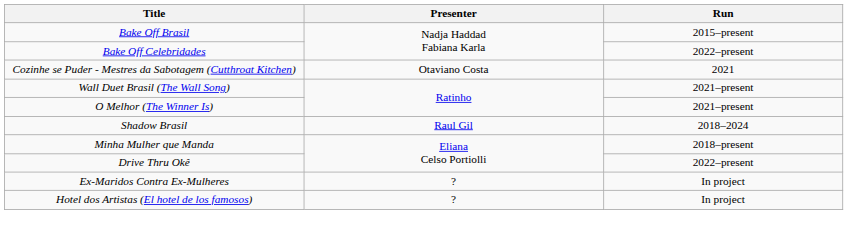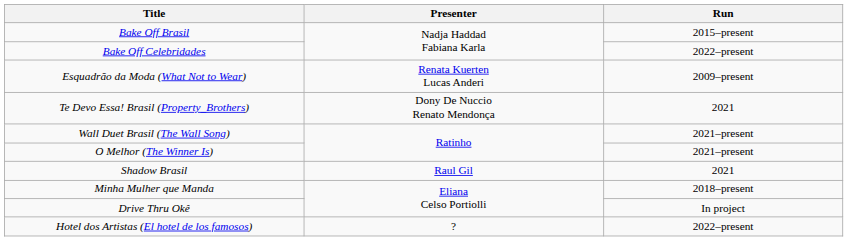+ row: (154, 75)
- row: (154, 69)
+ row: (154, 107)
(723, 125) 2018–2024 -> (723, 170) 2021
(723, 162) 2022–present -> (723, 207) In project
- row: (154, 181)
(723, 199) In project -> (723, 226) 2022–present
